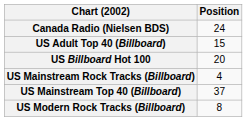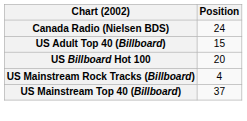- row: (101, 108)
